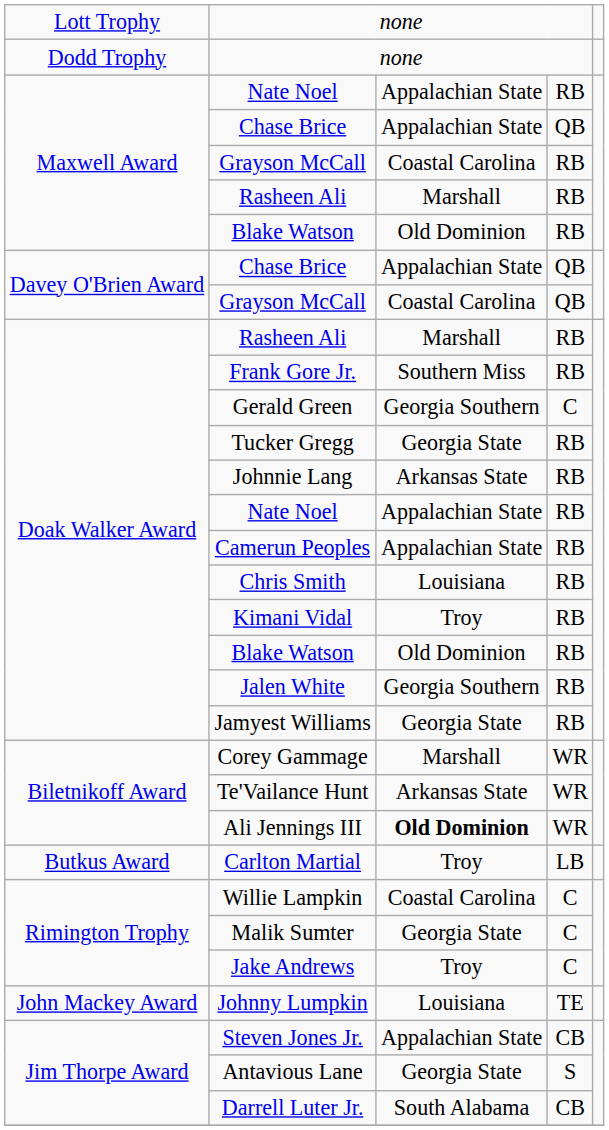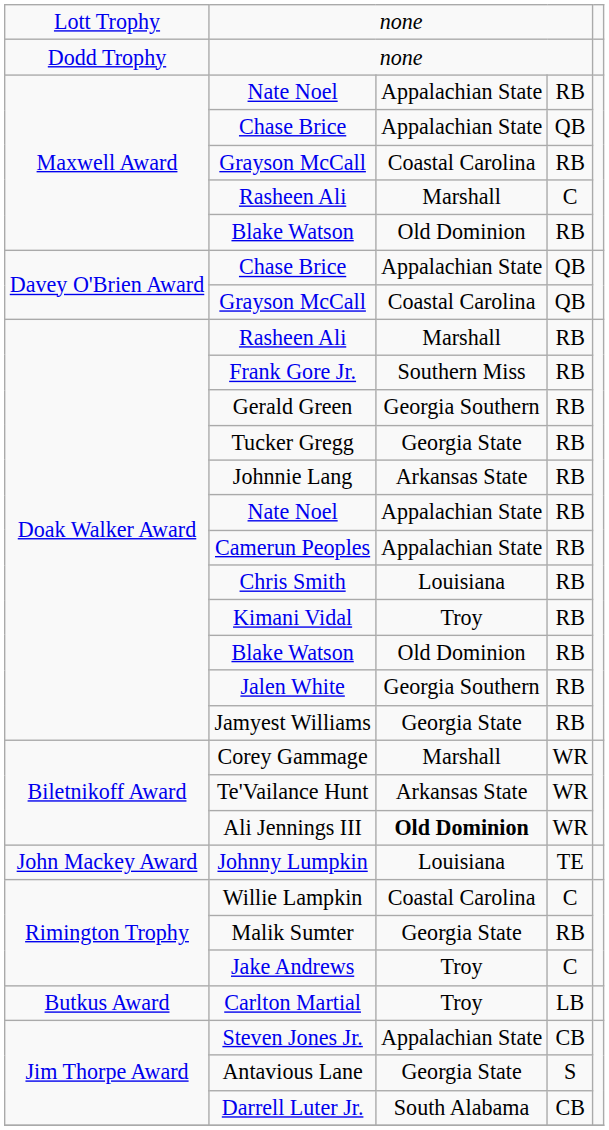(570, 197) RB -> (570, 197) C
(570, 407) C -> (570, 407) RB
rows swapped: (107, 1002) <-> (107, 862)
(570, 932) C -> (570, 932) RB
